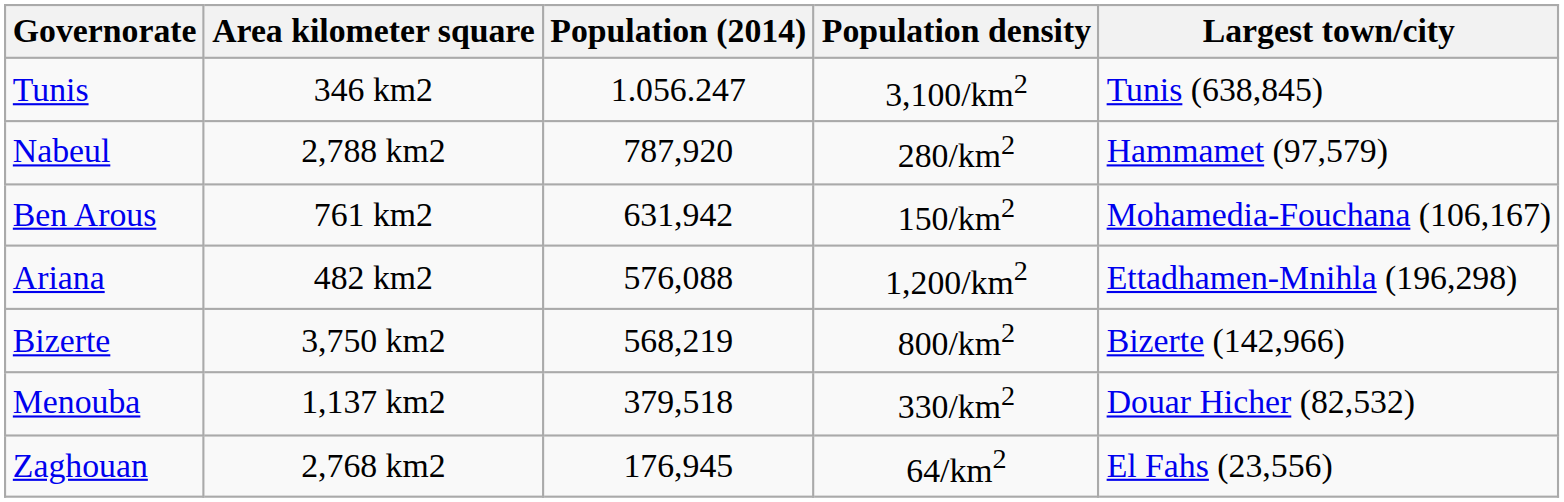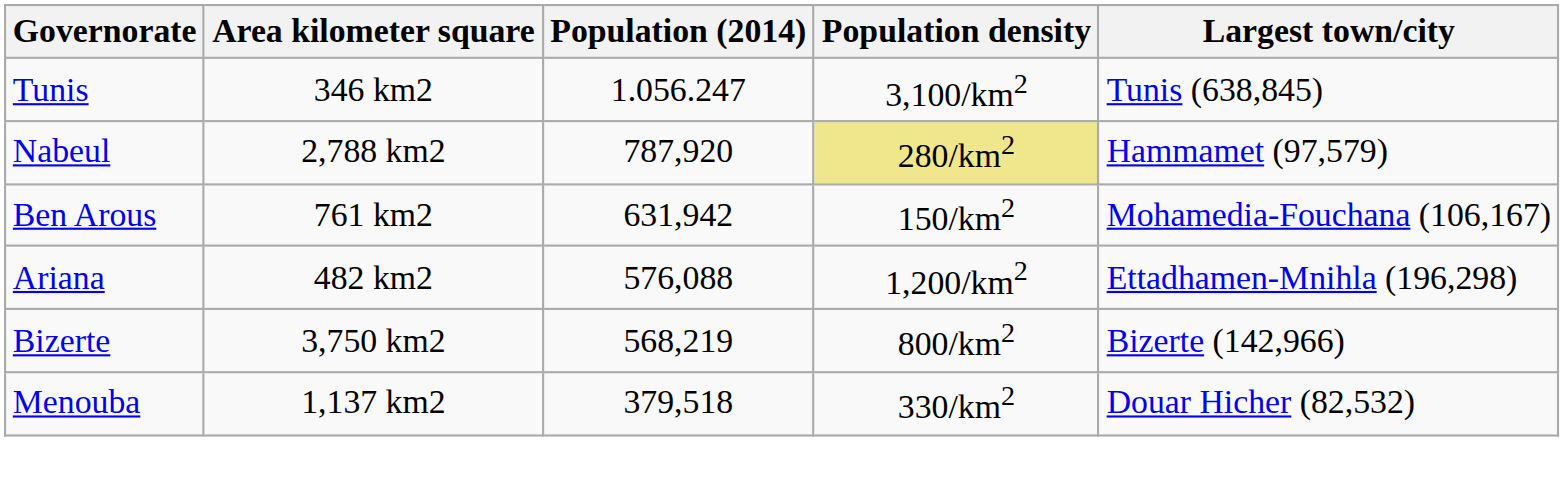(956, 152) no background -> (956, 152) khaki background
- row: (80, 465)
